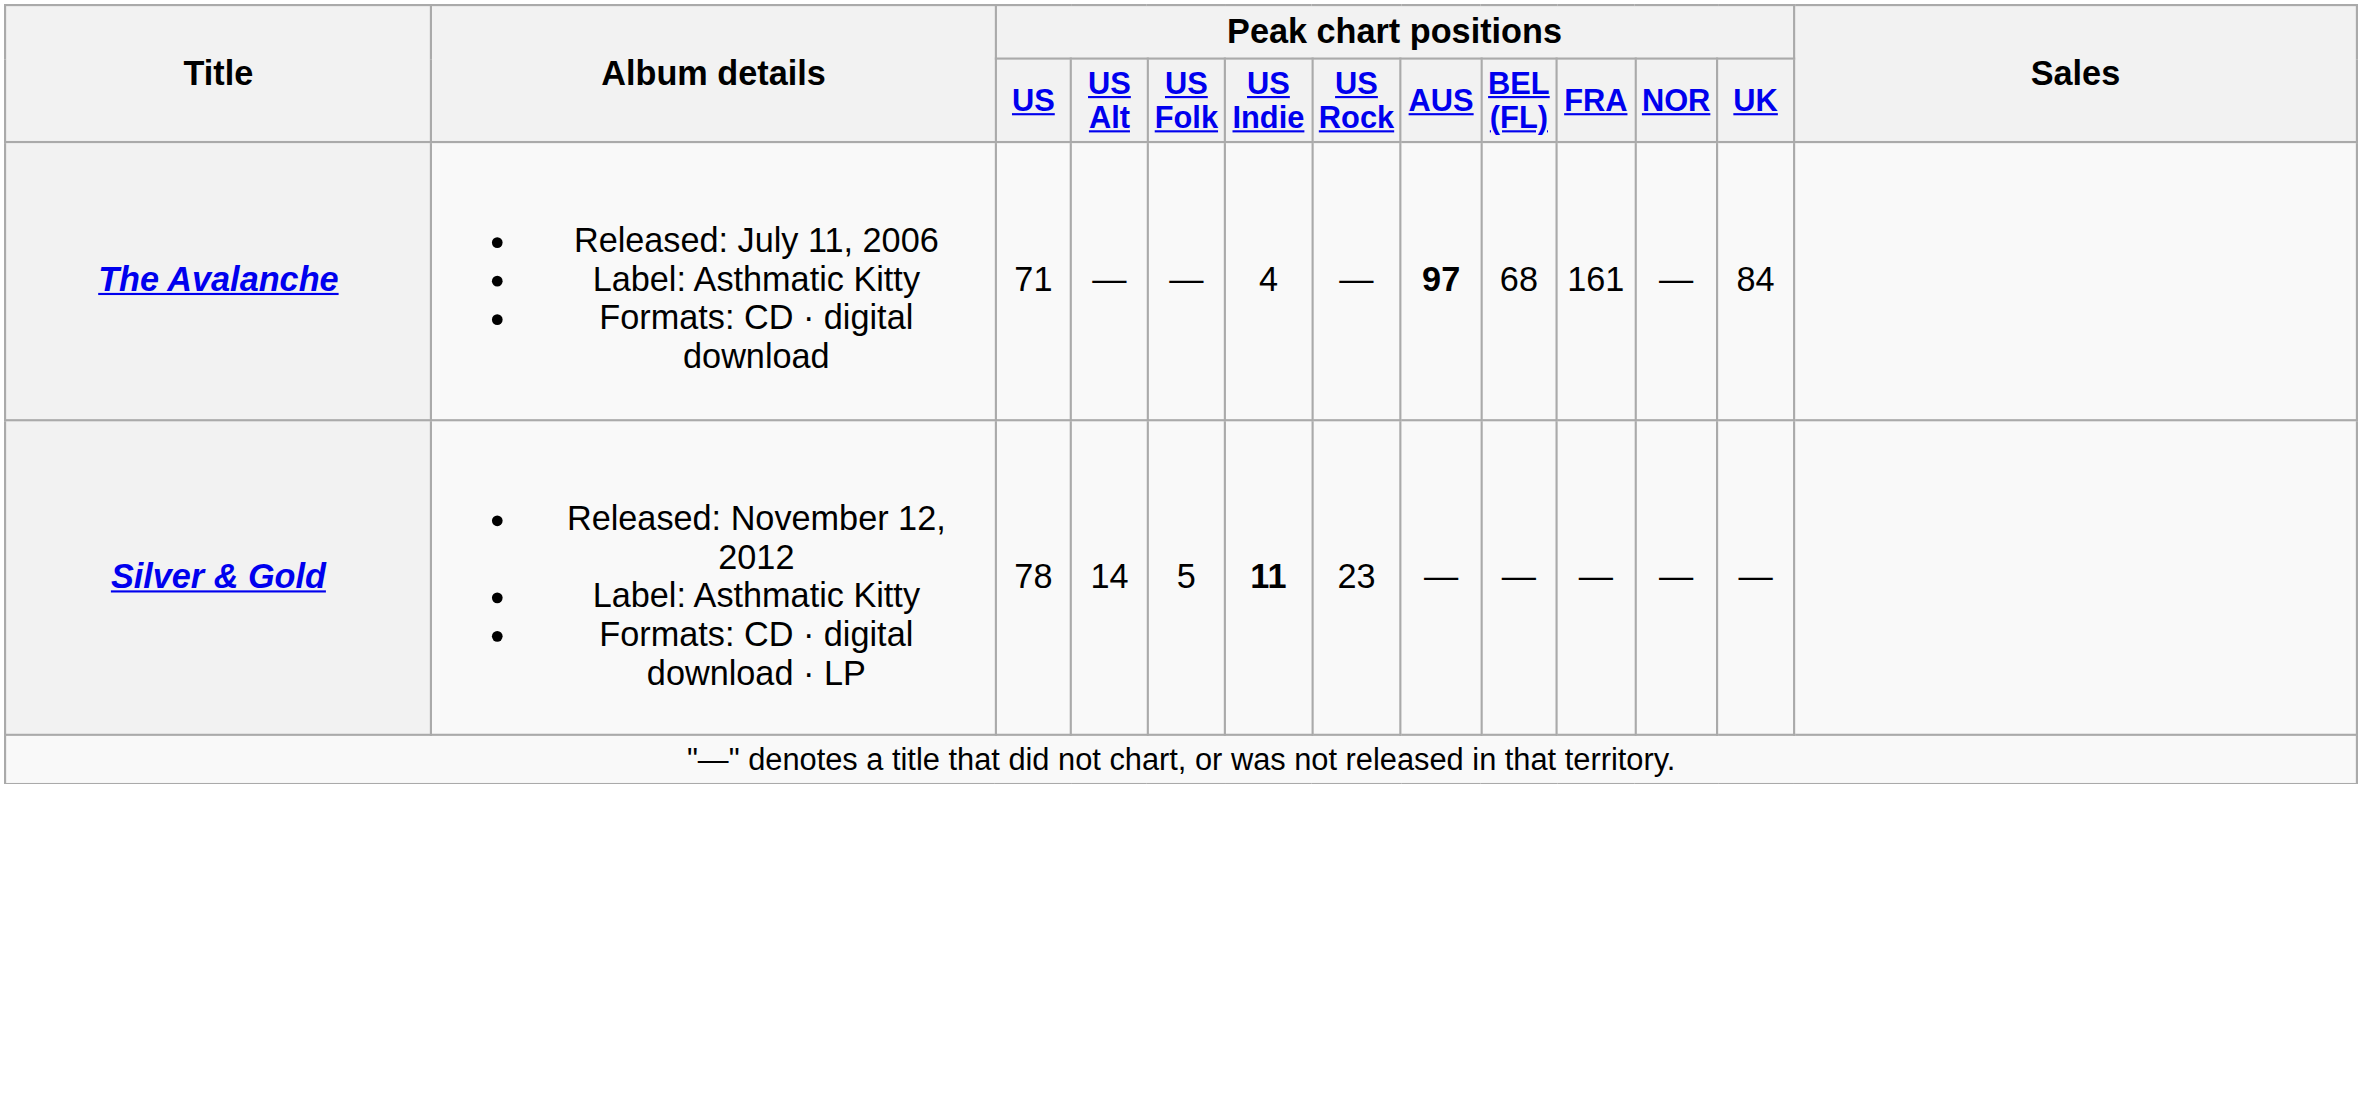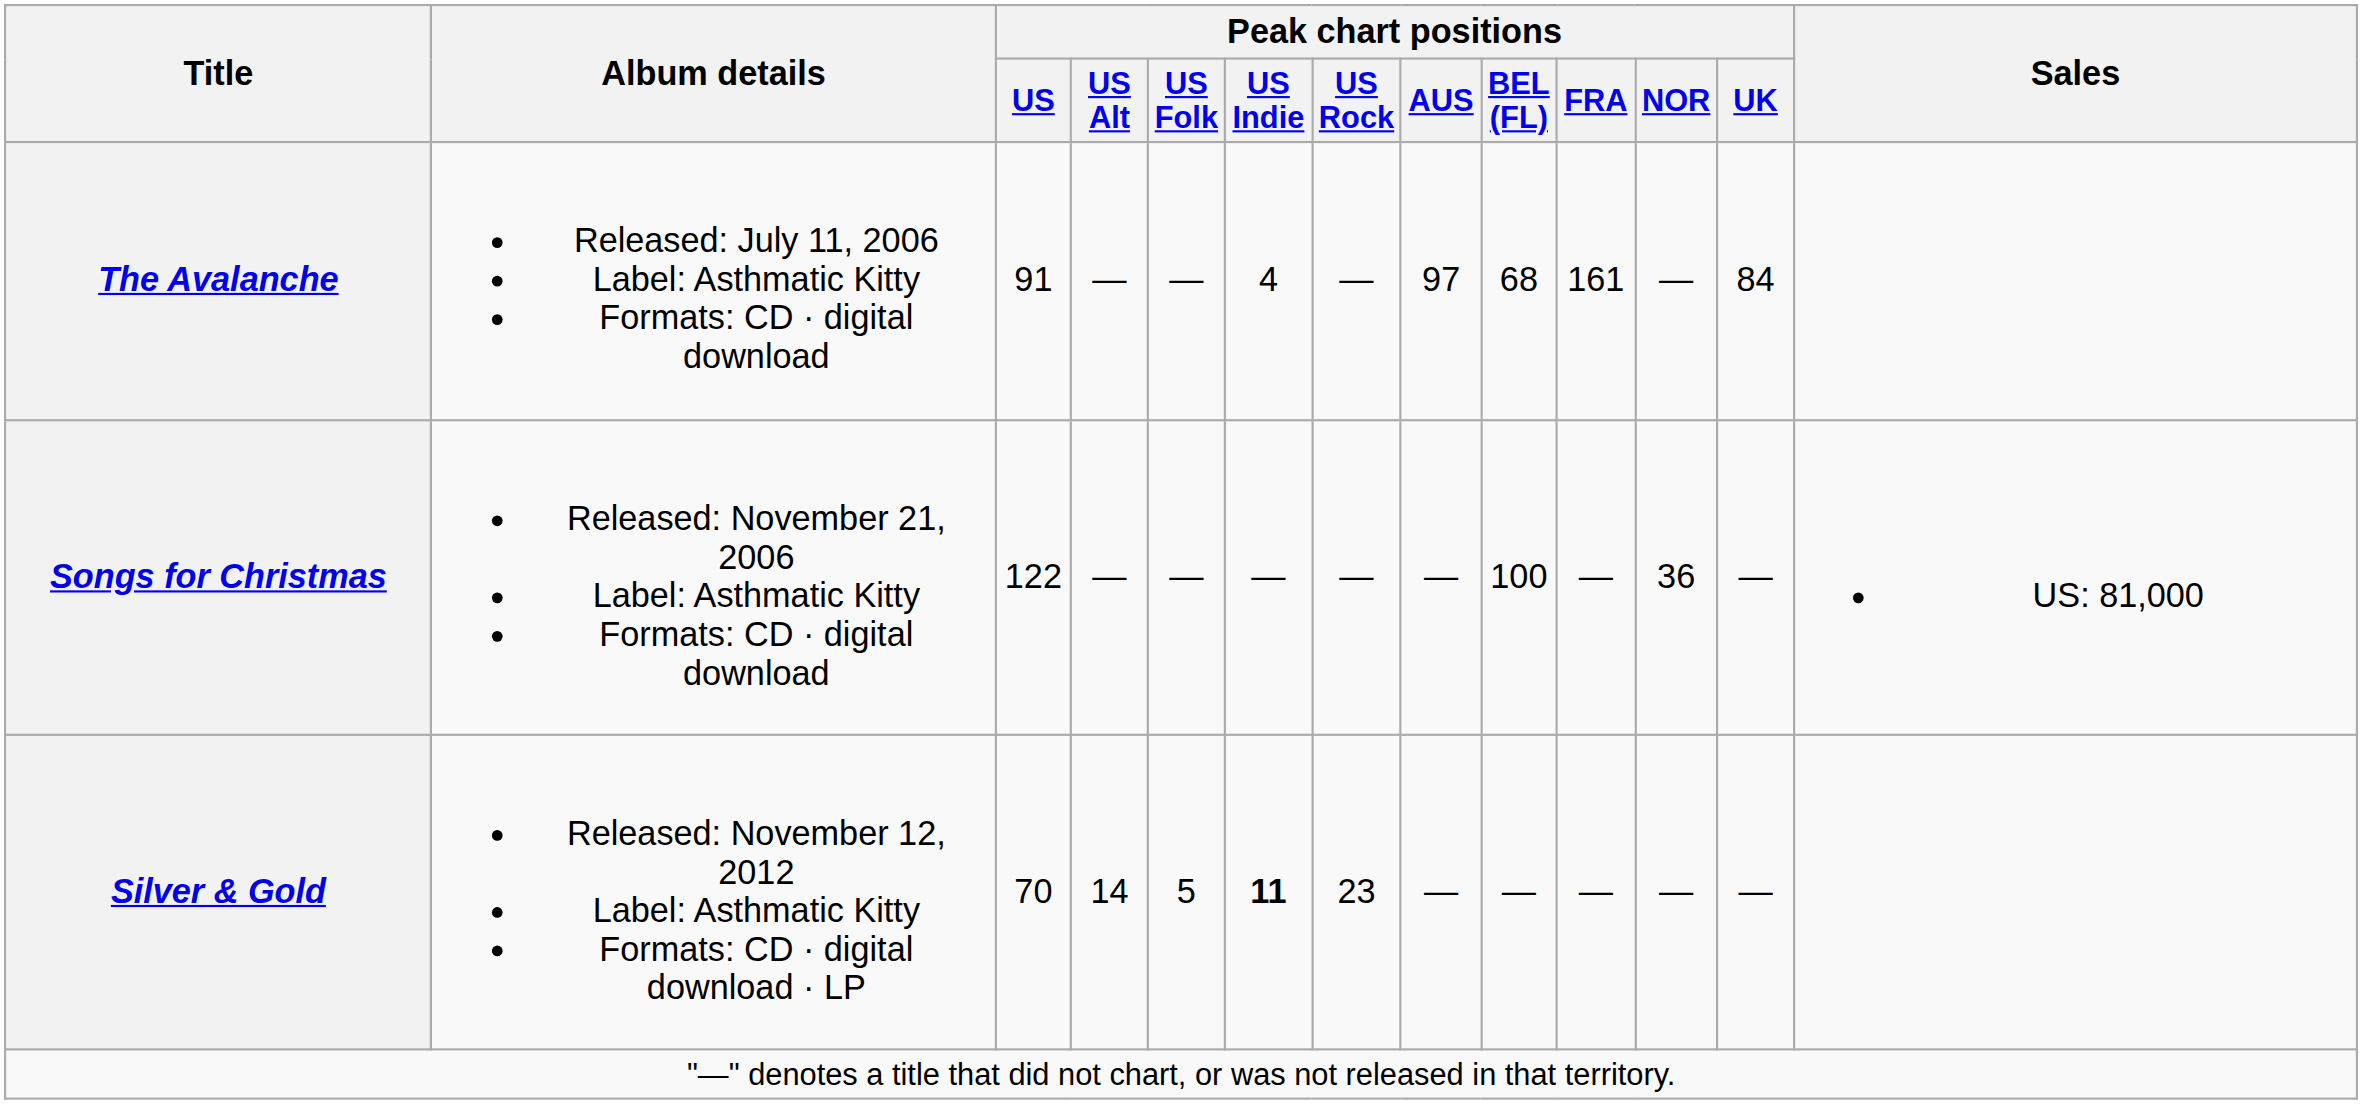(1033, 280) 71 -> (1033, 280) 91
(1441, 280) bold -> (1441, 280) normal
+ row: (218, 576)
(1033, 576) 78 -> (1033, 891) 70
